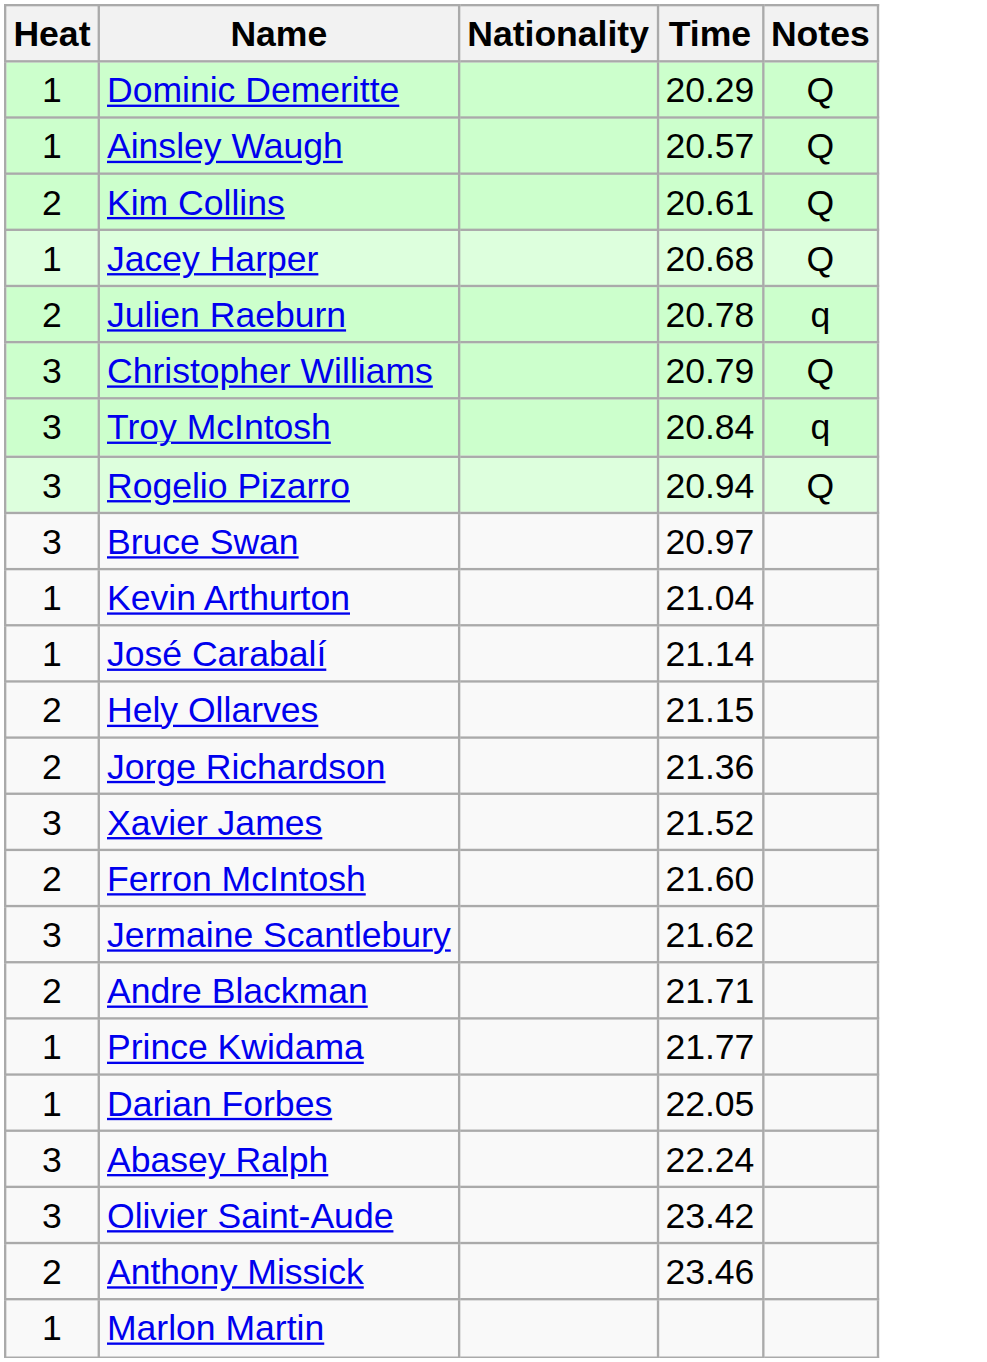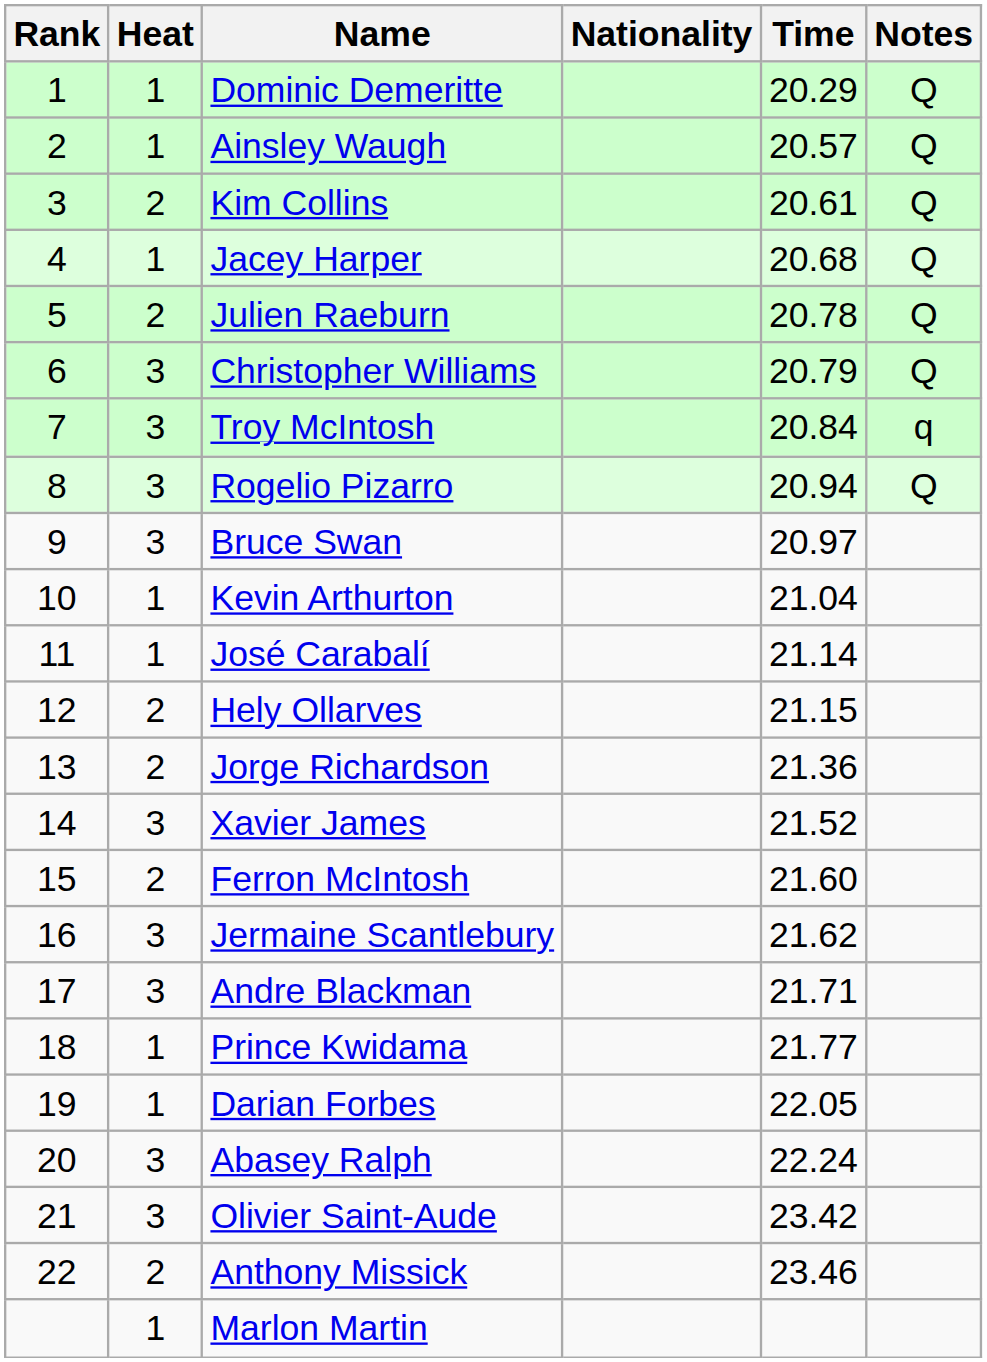+ column: (57, 34)
(820, 315) q -> (924, 315) Q
(52, 991) 2 -> (155, 991) 3
